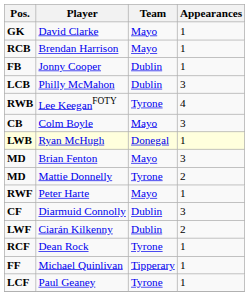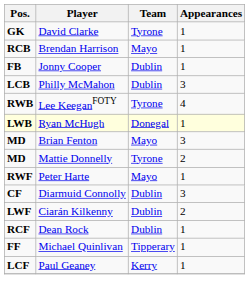(144, 31) Mayo -> (147, 31) Tyrone
- row: (66, 122)
(147, 247) Tyrone -> (147, 229) Dublin
(147, 282) Tyrone -> (144, 265) Kerry
